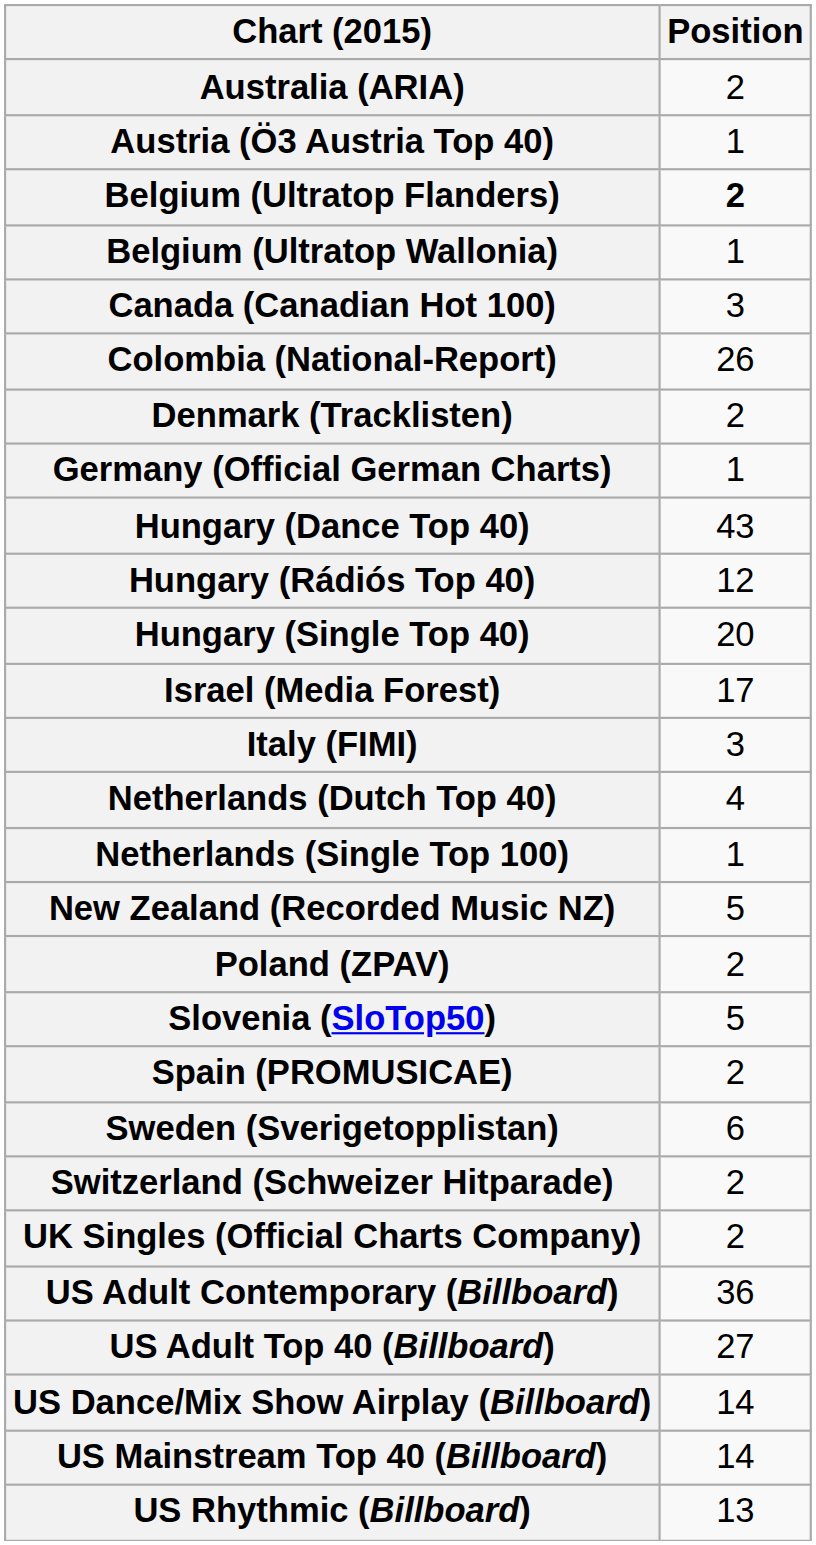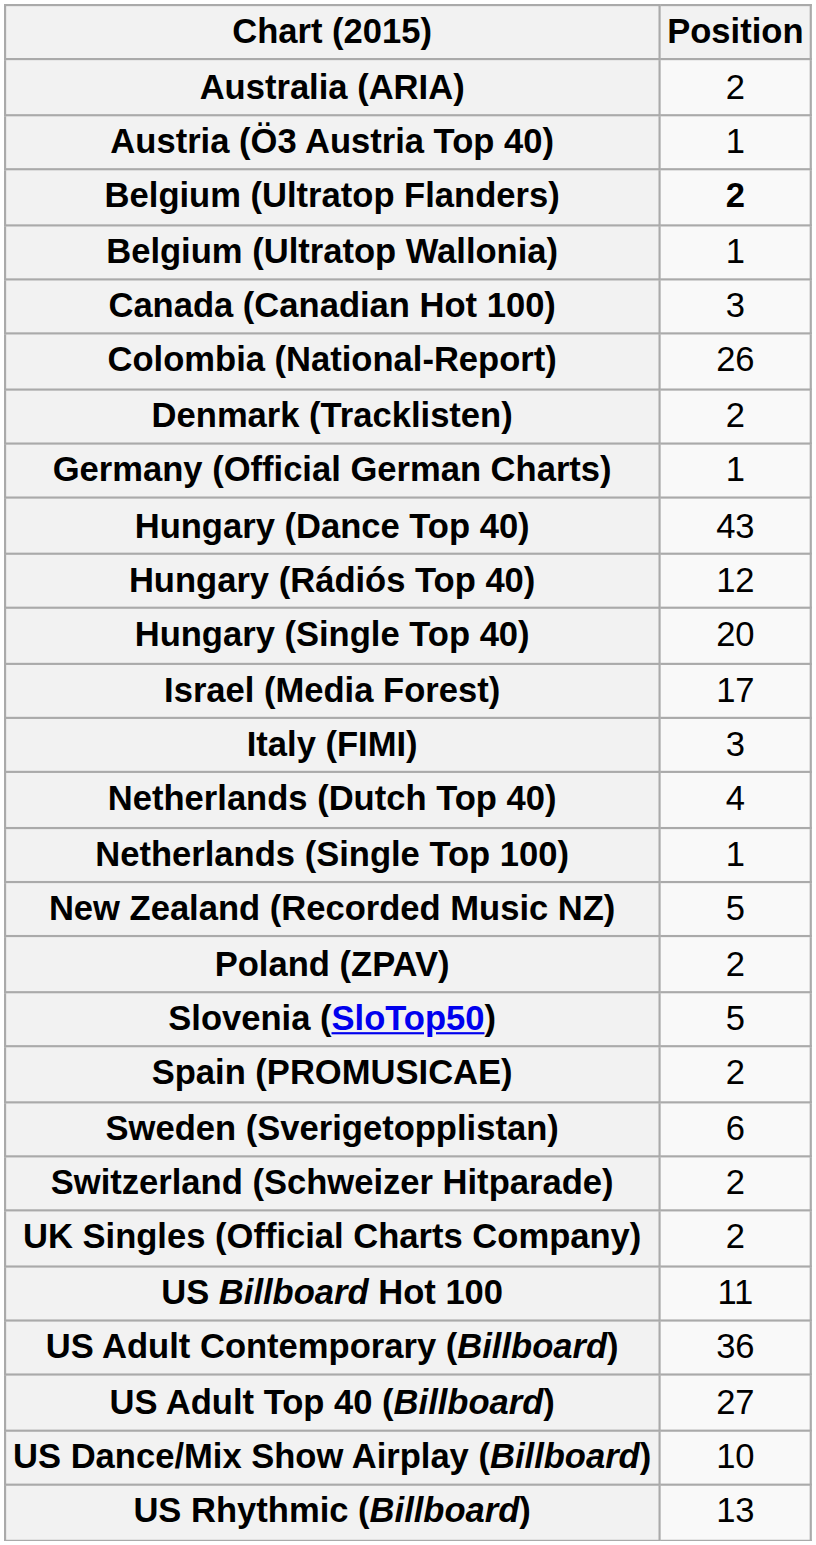+ row: (332, 1292)
(735, 1402) 14 -> (735, 1456) 10
- row: (332, 1456)
